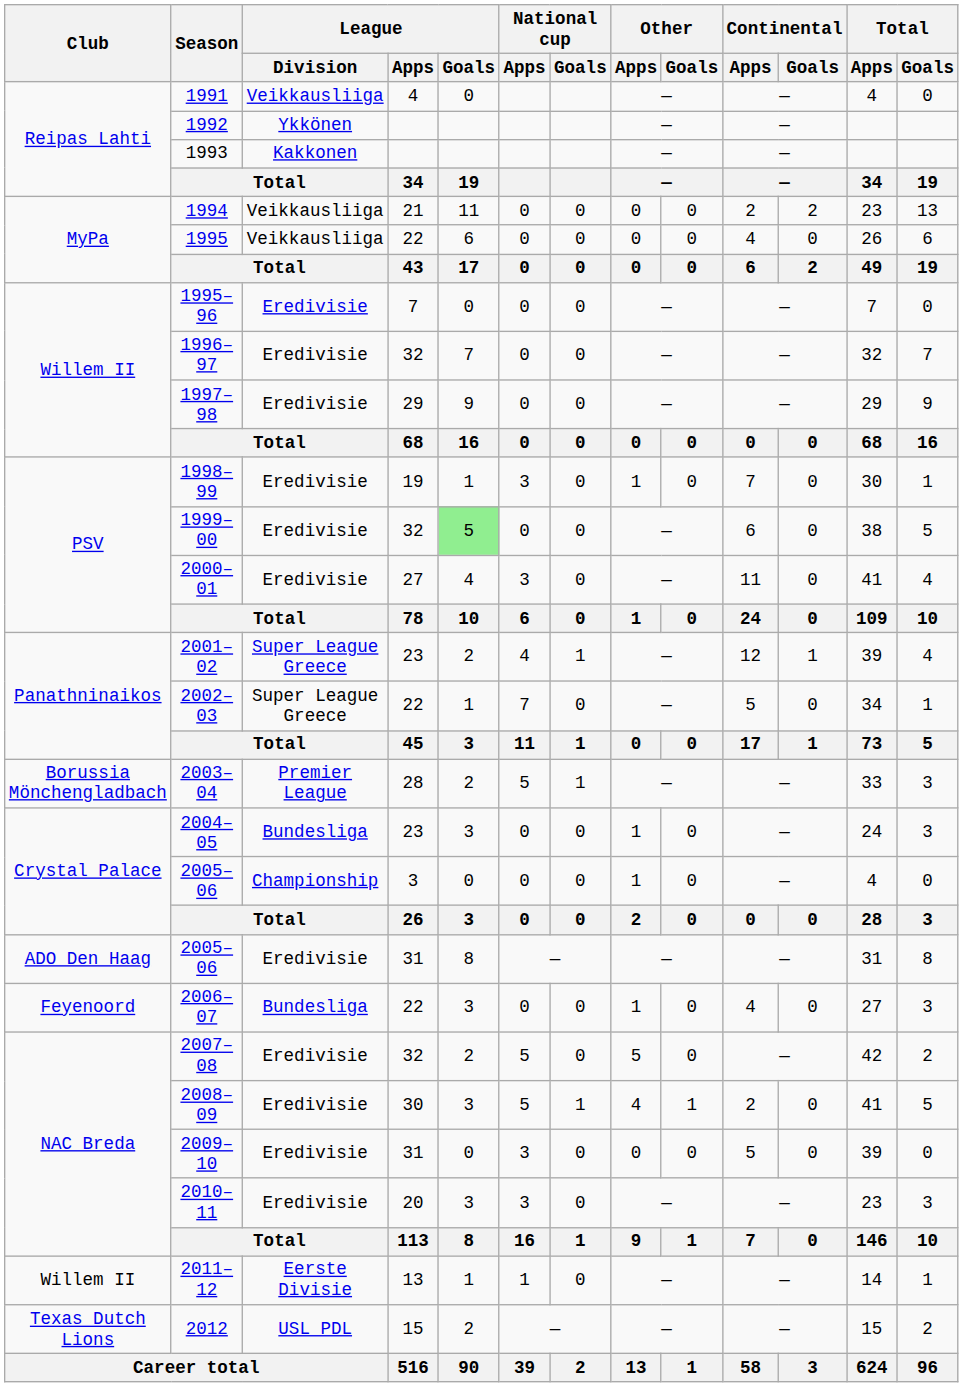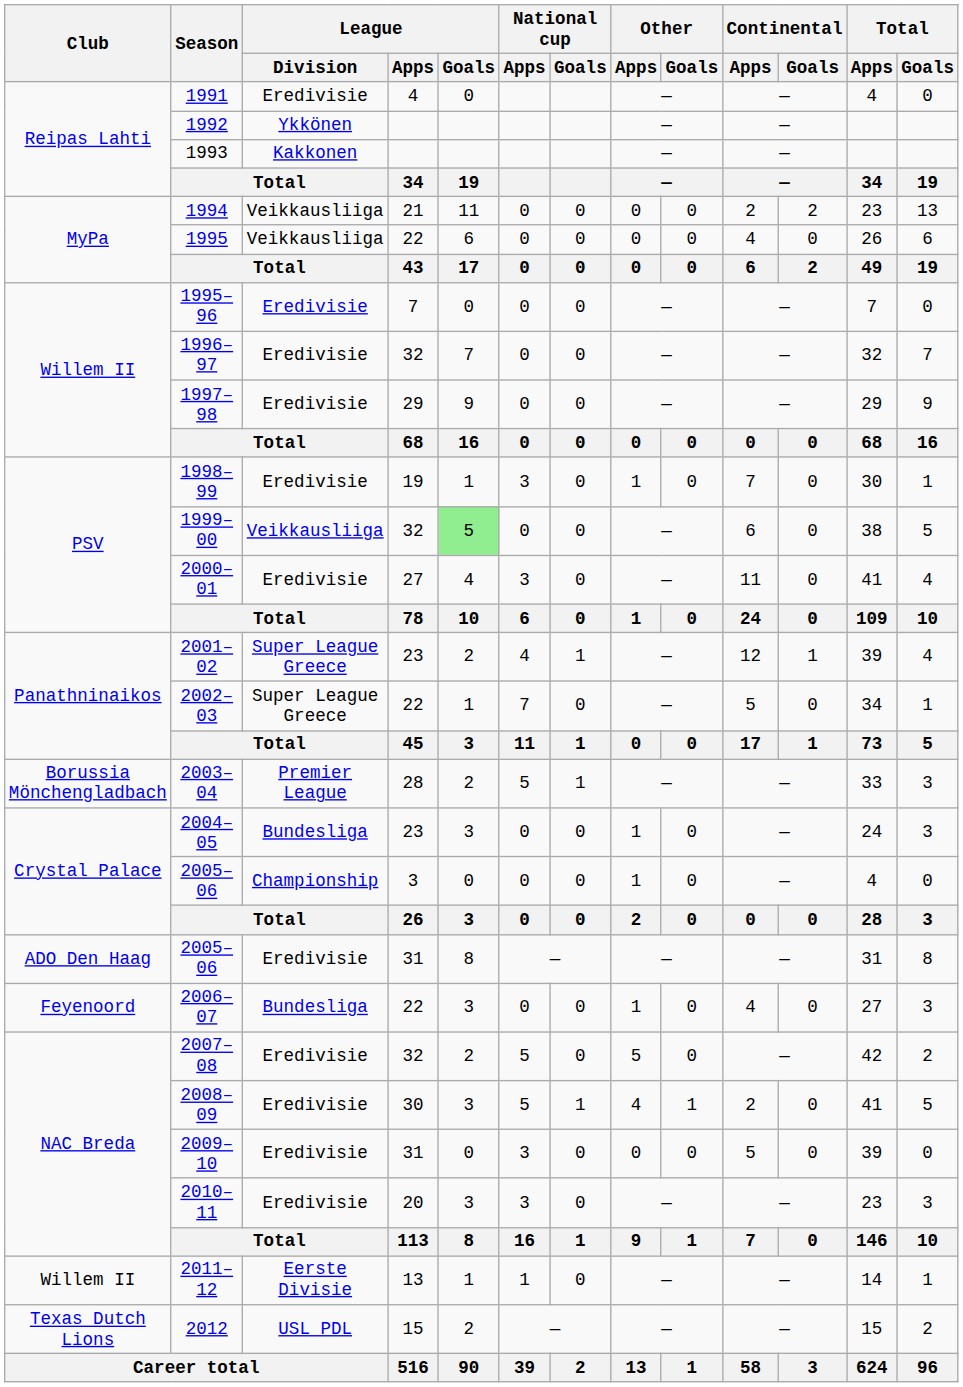(315, 96) Veikkausliiga -> (315, 96) Eredivisie
(315, 531) Eredivisie -> (315, 531) Veikkausliiga
